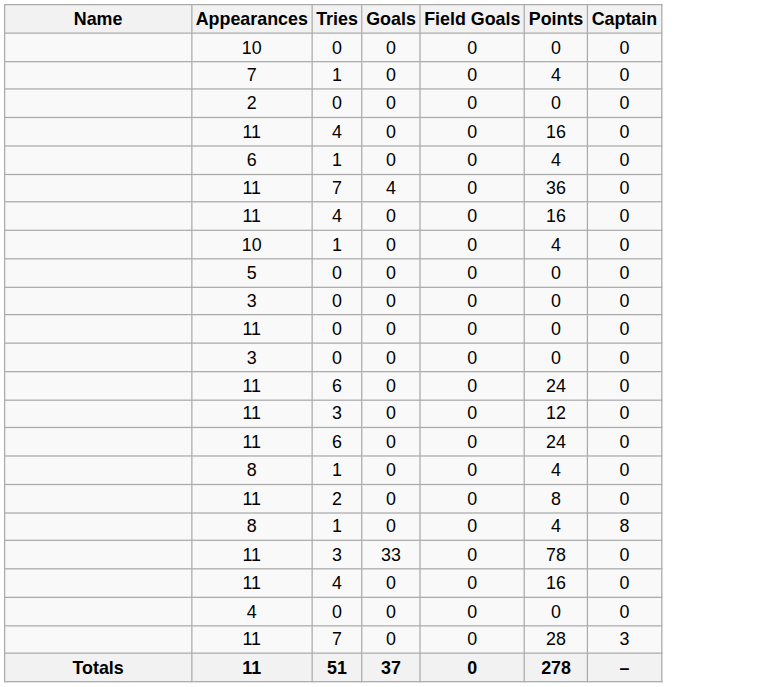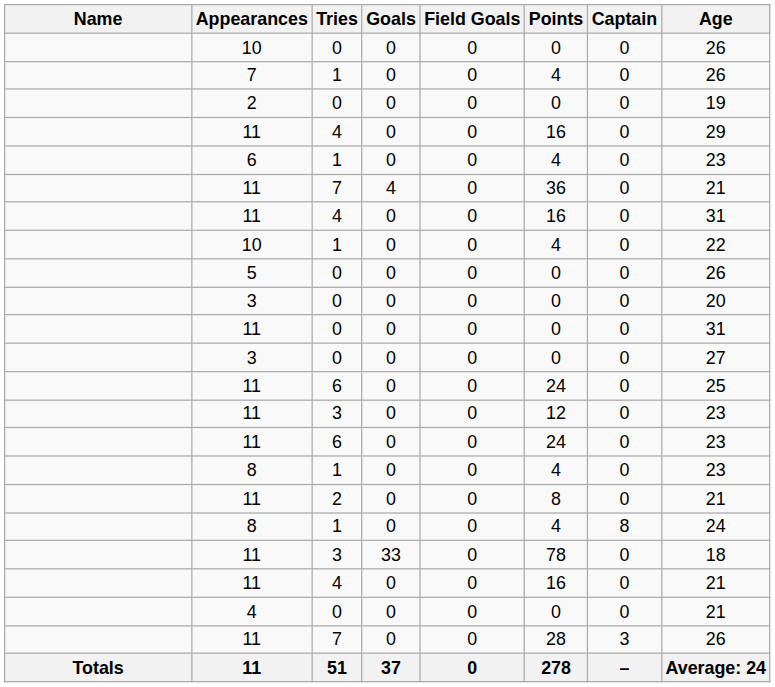+ column: (716, 19)
